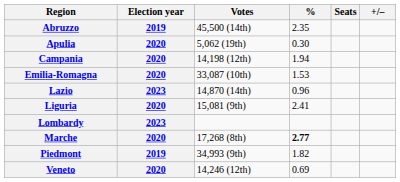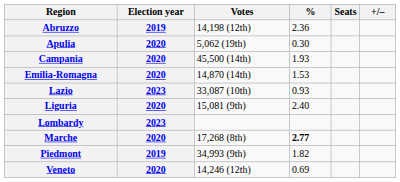(224, 28) 45,500 (14th) -> (224, 28) 14,198 (12th)
(301, 28) 2.35 -> (301, 28) 2.36
(224, 59) 14,198 (12th) -> (224, 59) 45,500 (14th)
(301, 59) 1.94 -> (301, 59) 1.93
(224, 75) 33,087 (10th) -> (224, 75) 14,870 (14th)
(224, 91) 14,870 (14th) -> (224, 91) 33,087 (10th)
(301, 91) 0.96 -> (301, 91) 0.93
(301, 106) 2.41 -> (301, 106) 2.40
